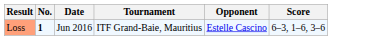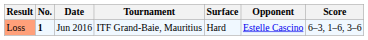+ column: (222, 12)
